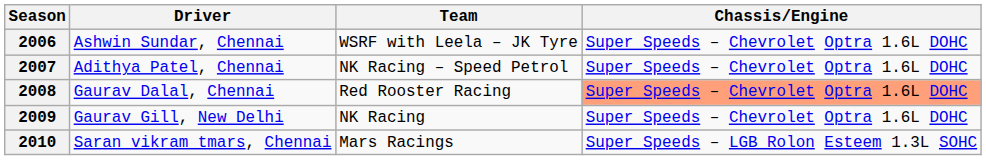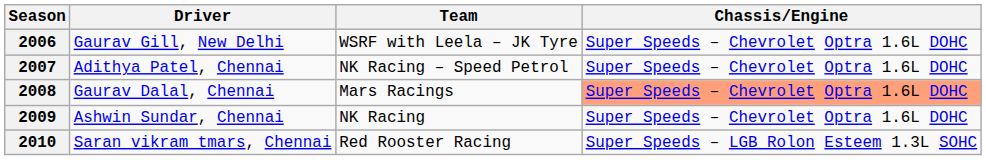(179, 42) Ashwin Sundar, Chennai -> (179, 42) Gaurav Gill, New Delhi
(425, 92) Red Rooster Racing -> (397, 92) Mars Racings
(179, 118) Gaurav Gill, New Delhi -> (179, 118) Ashwin Sundar, Chennai
(397, 143) Mars Racings -> (425, 143) Red Rooster Racing
